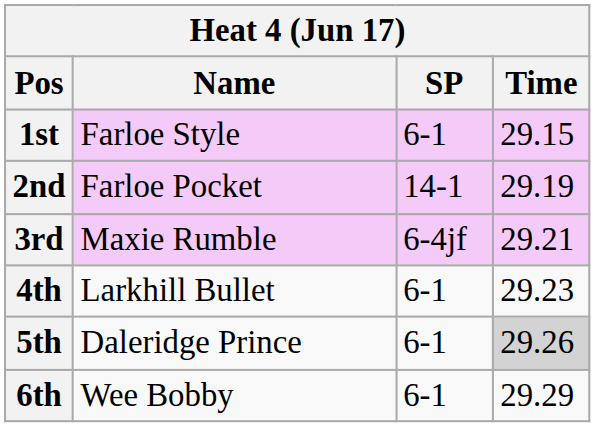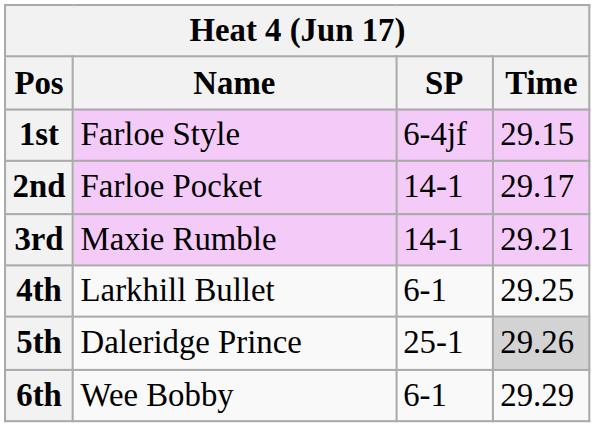(425, 134) 6-1 -> (435, 134) 6-4jf
(537, 186) 29.19 -> (537, 186) 29.17
(435, 238) 6-4jf -> (433, 238) 14-1
(537, 290) 29.23 -> (537, 290) 29.25
(425, 342) 6-1 -> (433, 342) 25-1
